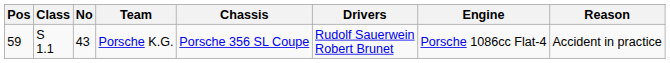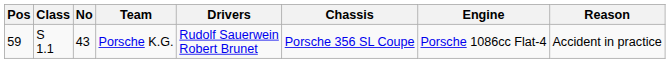columns swapped: (365, 15) <-> (244, 15)
